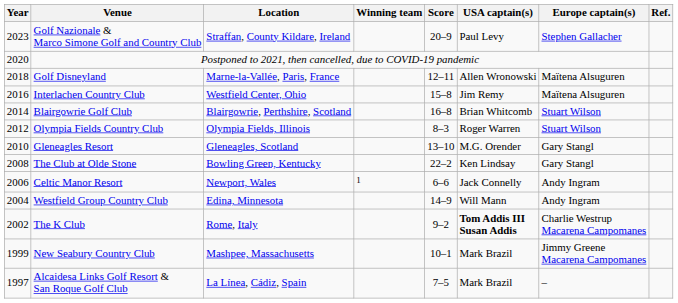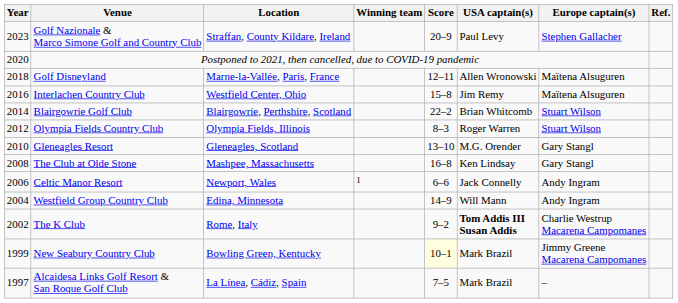(441, 111) 16–8 -> (441, 111) 22–2
(264, 163) Bowling Green, Kentucky -> (260, 163) Mashpee, Massachusetts
(441, 163) 22–2 -> (441, 163) 16–8
(260, 253) Mashpee, Massachusetts -> (264, 253) Bowling Green, Kentucky
(441, 253) no background -> (441, 253) lightyellow background
